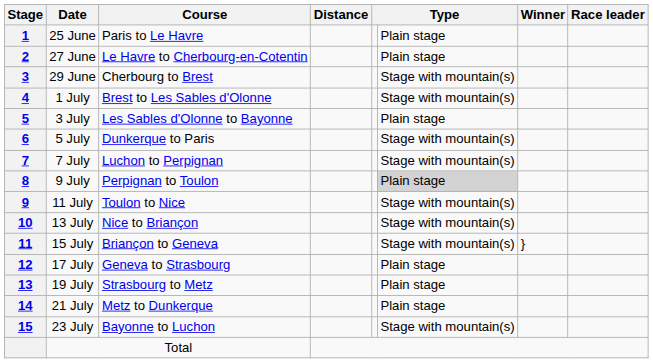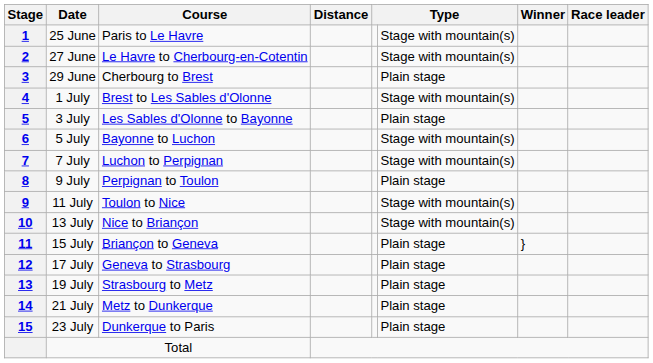(413, 35) Plain stage -> (448, 35) Stage with mountain(s)
(413, 56) Plain stage -> (448, 56) Stage with mountain(s)
(448, 77) Stage with mountain(s) -> (413, 77) Plain stage
(158, 139) Dunkerque to Paris -> (158, 139) Bayonne to Luchon
(413, 181) lightgrey background -> (413, 181) no background
(448, 243) Stage with mountain(s) -> (413, 243) Plain stage
(158, 327) Bayonne to Luchon -> (158, 327) Dunkerque to Paris
(448, 327) Stage with mountain(s) -> (413, 327) Plain stage
